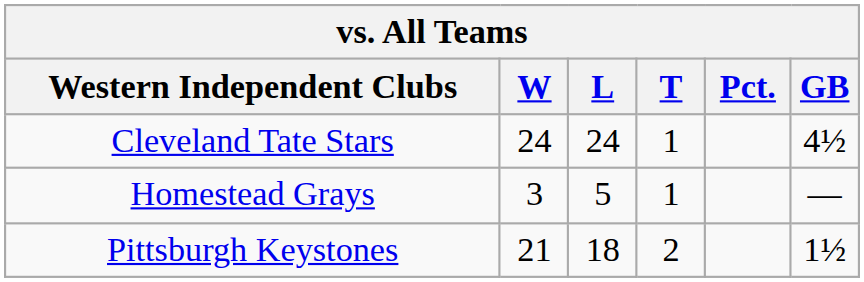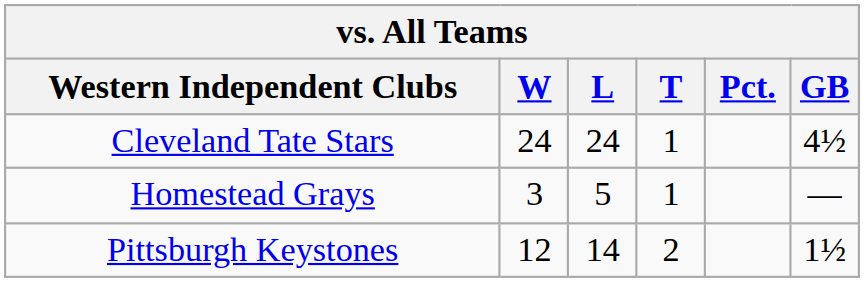(534, 248) 21 -> (534, 248) 12
(603, 248) 18 -> (603, 248) 14
